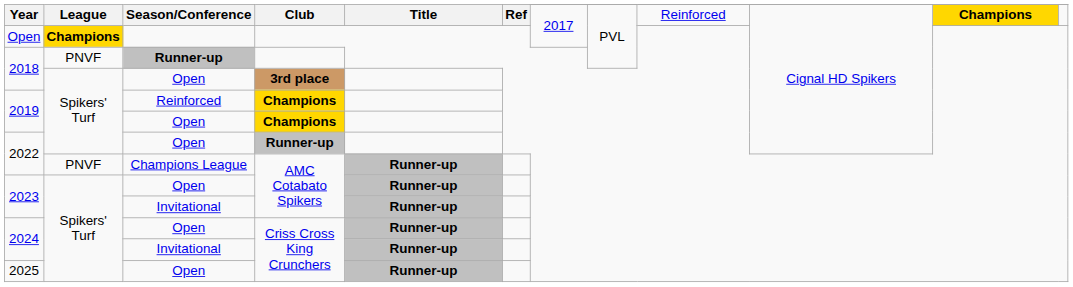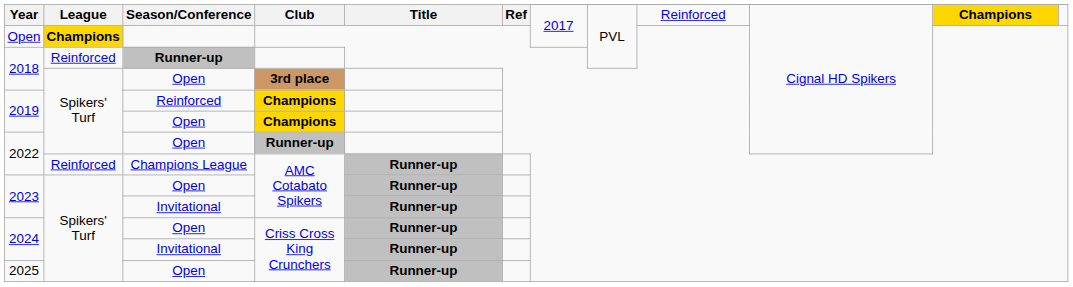(83, 57) PNVF -> (83, 57) Reinforced
(83, 164) PNVF -> (83, 164) Reinforced
